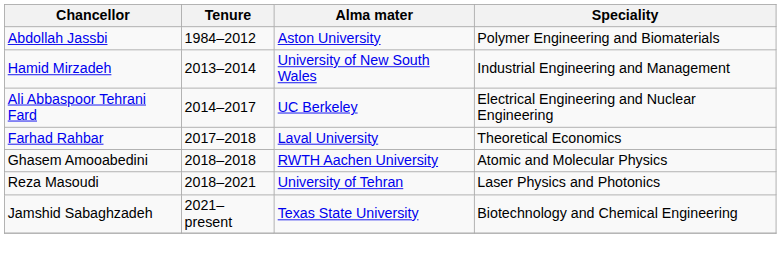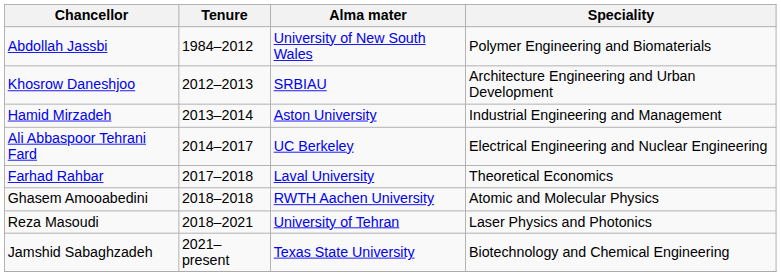(329, 38) Aston University -> (350, 46) University of New South Wales
+ row: (71, 84)
(354, 68) University of New South Wales -> (325, 115) Aston University
